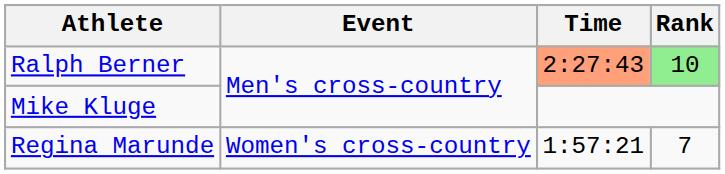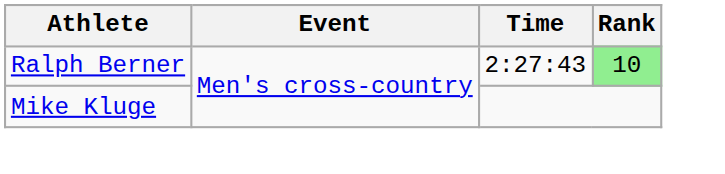(593, 66) lightsalmon background -> (535, 66) no background
- row: (113, 147)
